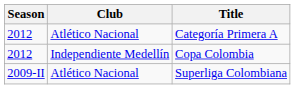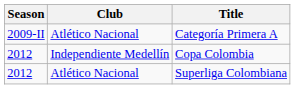(20, 34) 2012 -> (26, 34) 2009-II
(26, 73) 2009-II -> (20, 73) 2012
